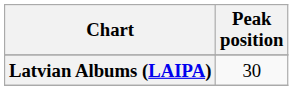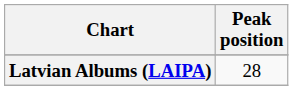(252, 70) 30 -> (252, 70) 28
